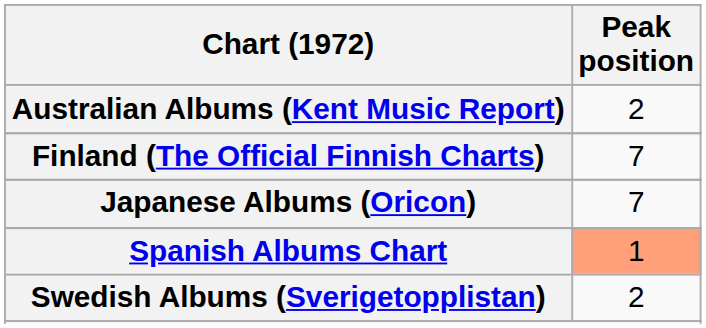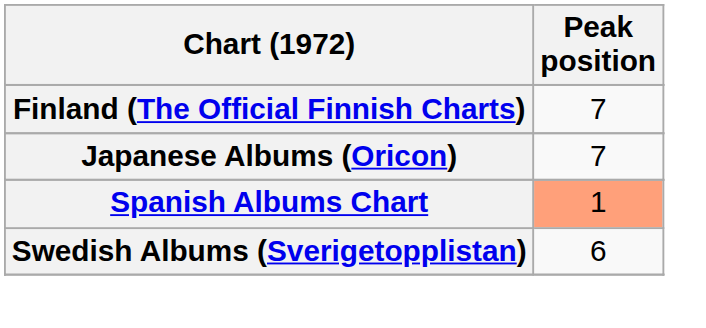- row: (288, 108)
(636, 297) 2 -> (598, 250) 6
